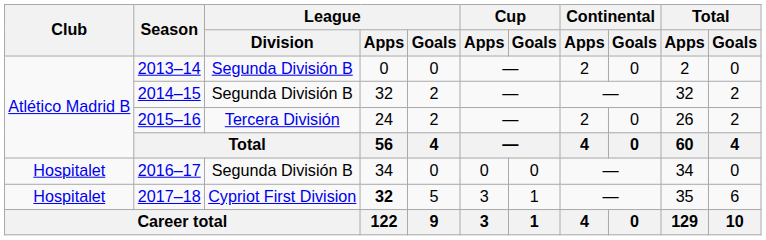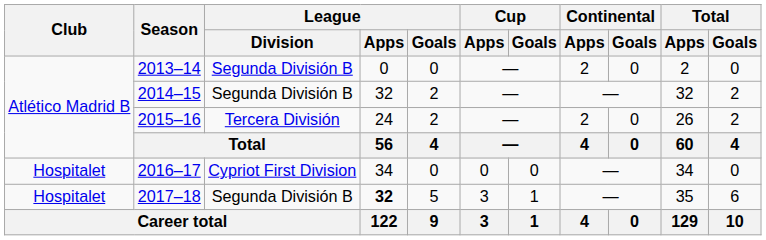(282, 171) Segunda División B -> (282, 171) Cypriot First Division
(282, 196) Cypriot First Division -> (282, 196) Segunda División B
